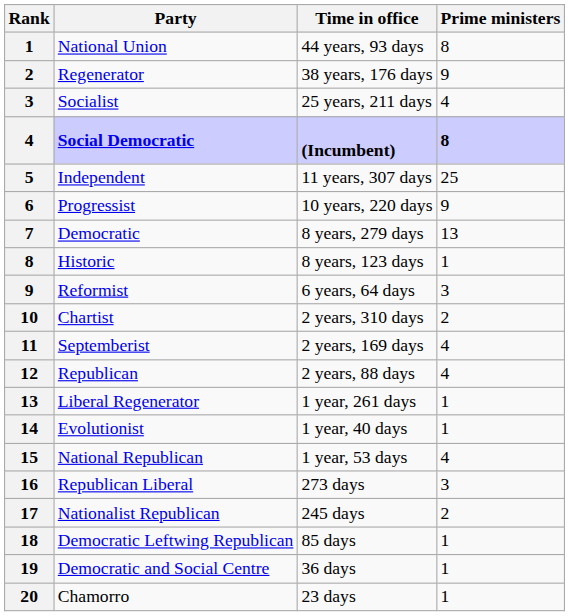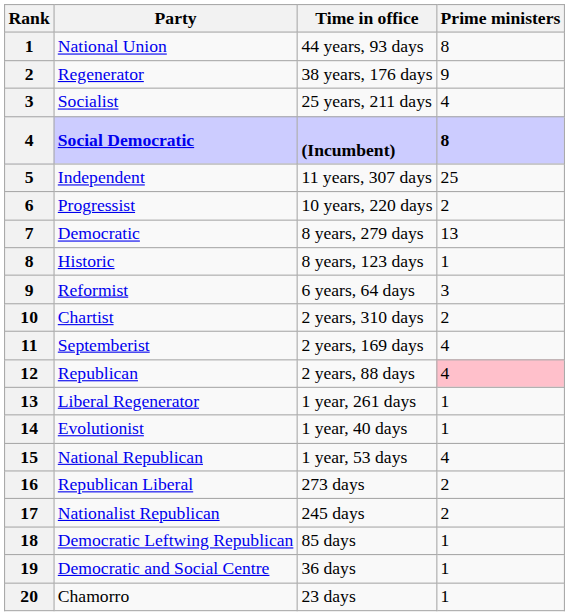(445, 205) 9 -> (445, 205) 2
(445, 373) no background -> (445, 373) pink background
(445, 484) 3 -> (445, 484) 2
